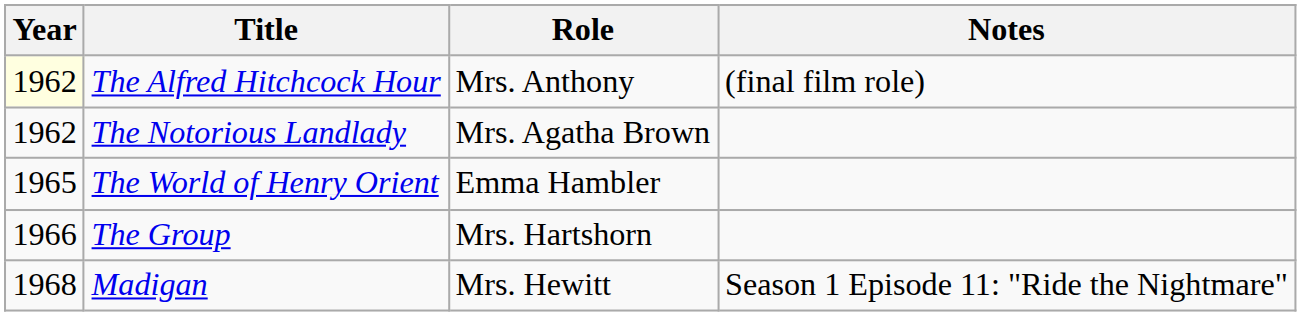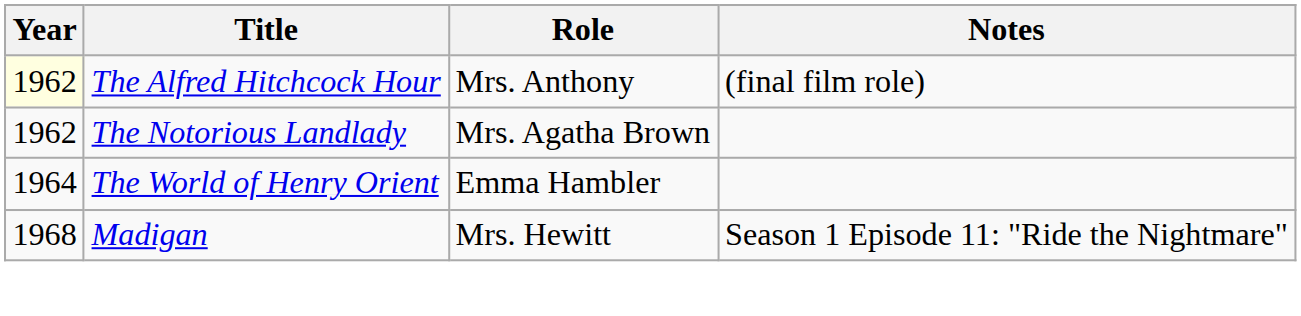(45, 183) 1965 -> (45, 183) 1964
- row: (161, 234)
